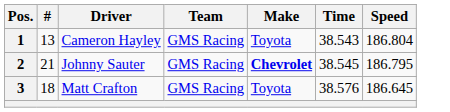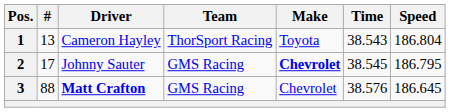(206, 40) GMS Racing -> (220, 40) ThorSport Racing
(47, 64) 21 -> (47, 64) 17
(47, 88) 18 -> (47, 88) 88
(99, 88) normal -> (103, 88) bold
(271, 88) Toyota -> (308, 88) Chevrolet
